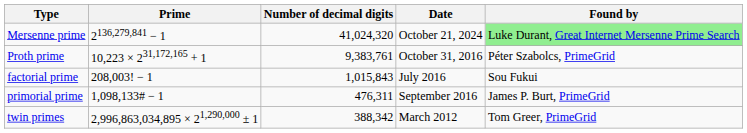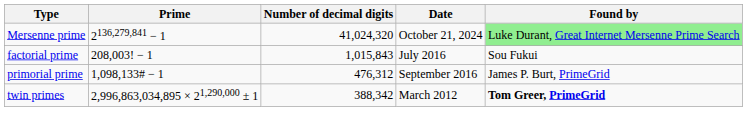- row: (36, 56)
(374, 96) 476,311 -> (374, 74) 476,312
(542, 117) normal -> (547, 95) bold
